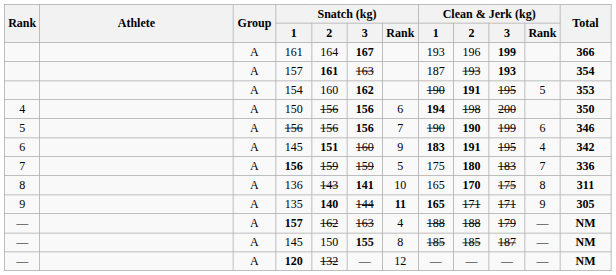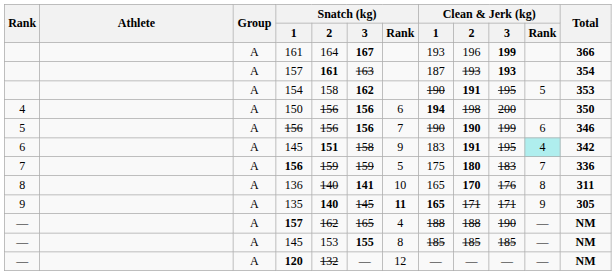(329, 90) 160 -> (329, 90) 158
(365, 147) 160 -> (365, 147) 158
(436, 147) bold -> (436, 147) normal
(542, 147) no background -> (542, 147) paleturquoise background
(329, 185) 143 -> (329, 185) 140
(507, 185) 175 -> (507, 185) 176
(365, 204) 144 -> (365, 204) 145
(365, 223) 163 -> (365, 223) 165
(507, 223) 179 -> (507, 223) 190
(329, 242) 150 -> (329, 242) 153
(507, 242) 187 -> (507, 242) 185
